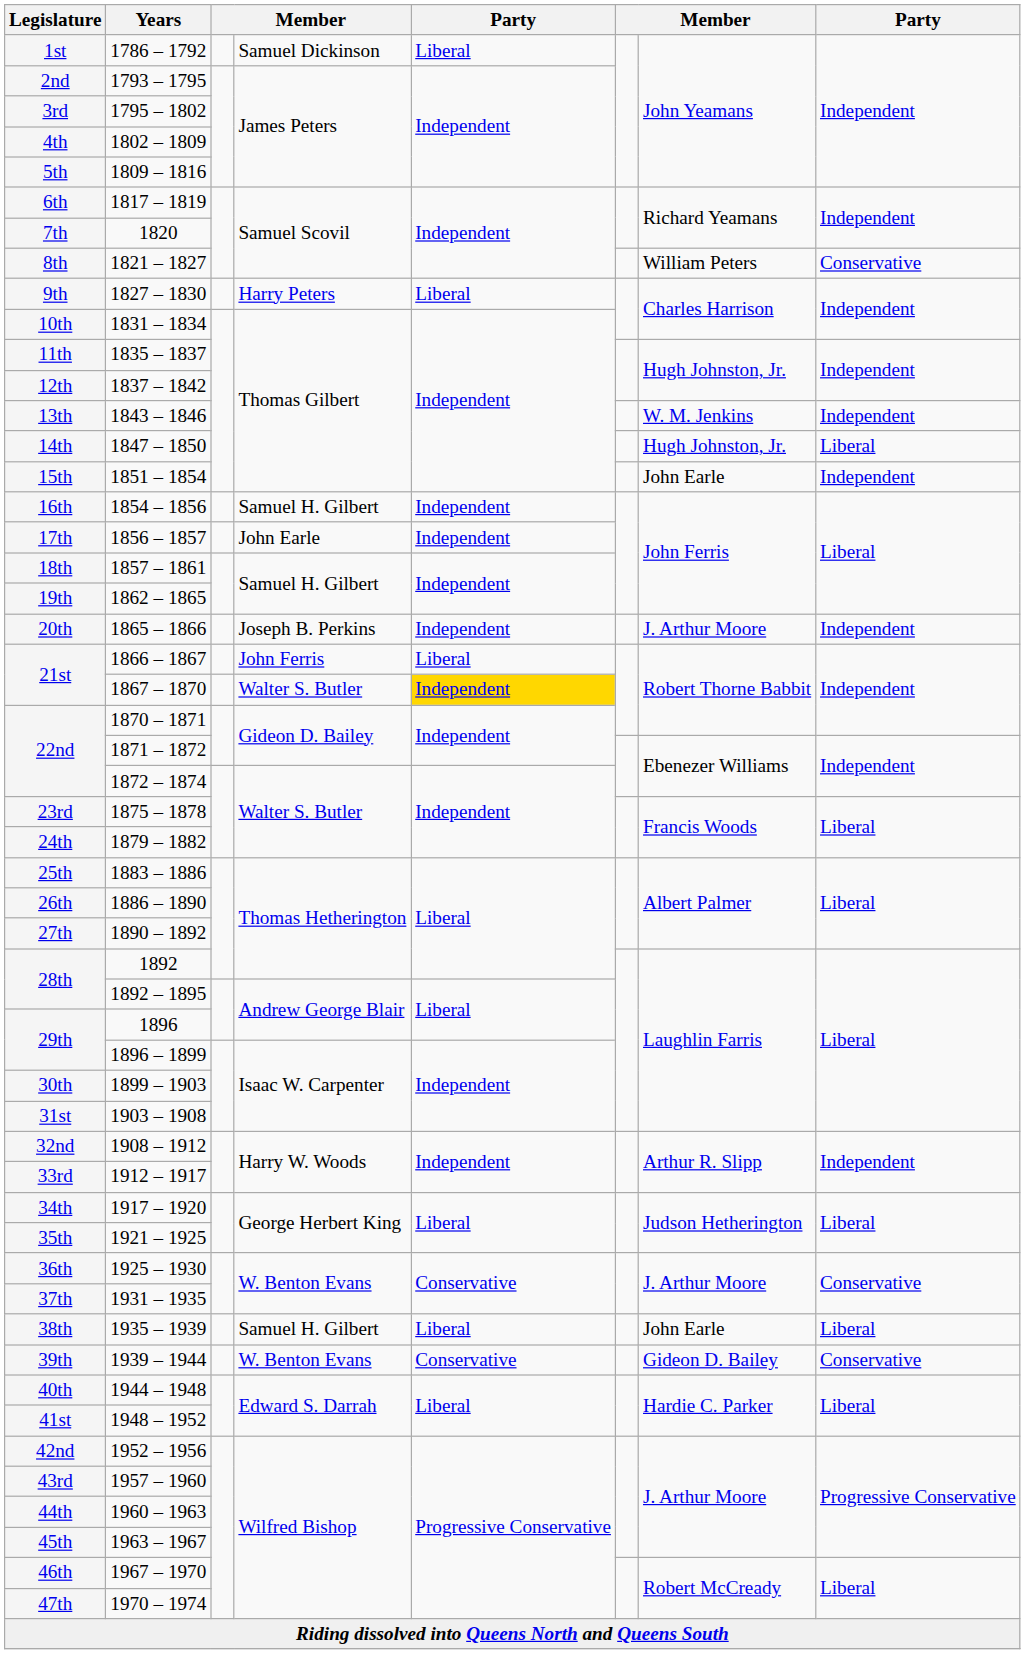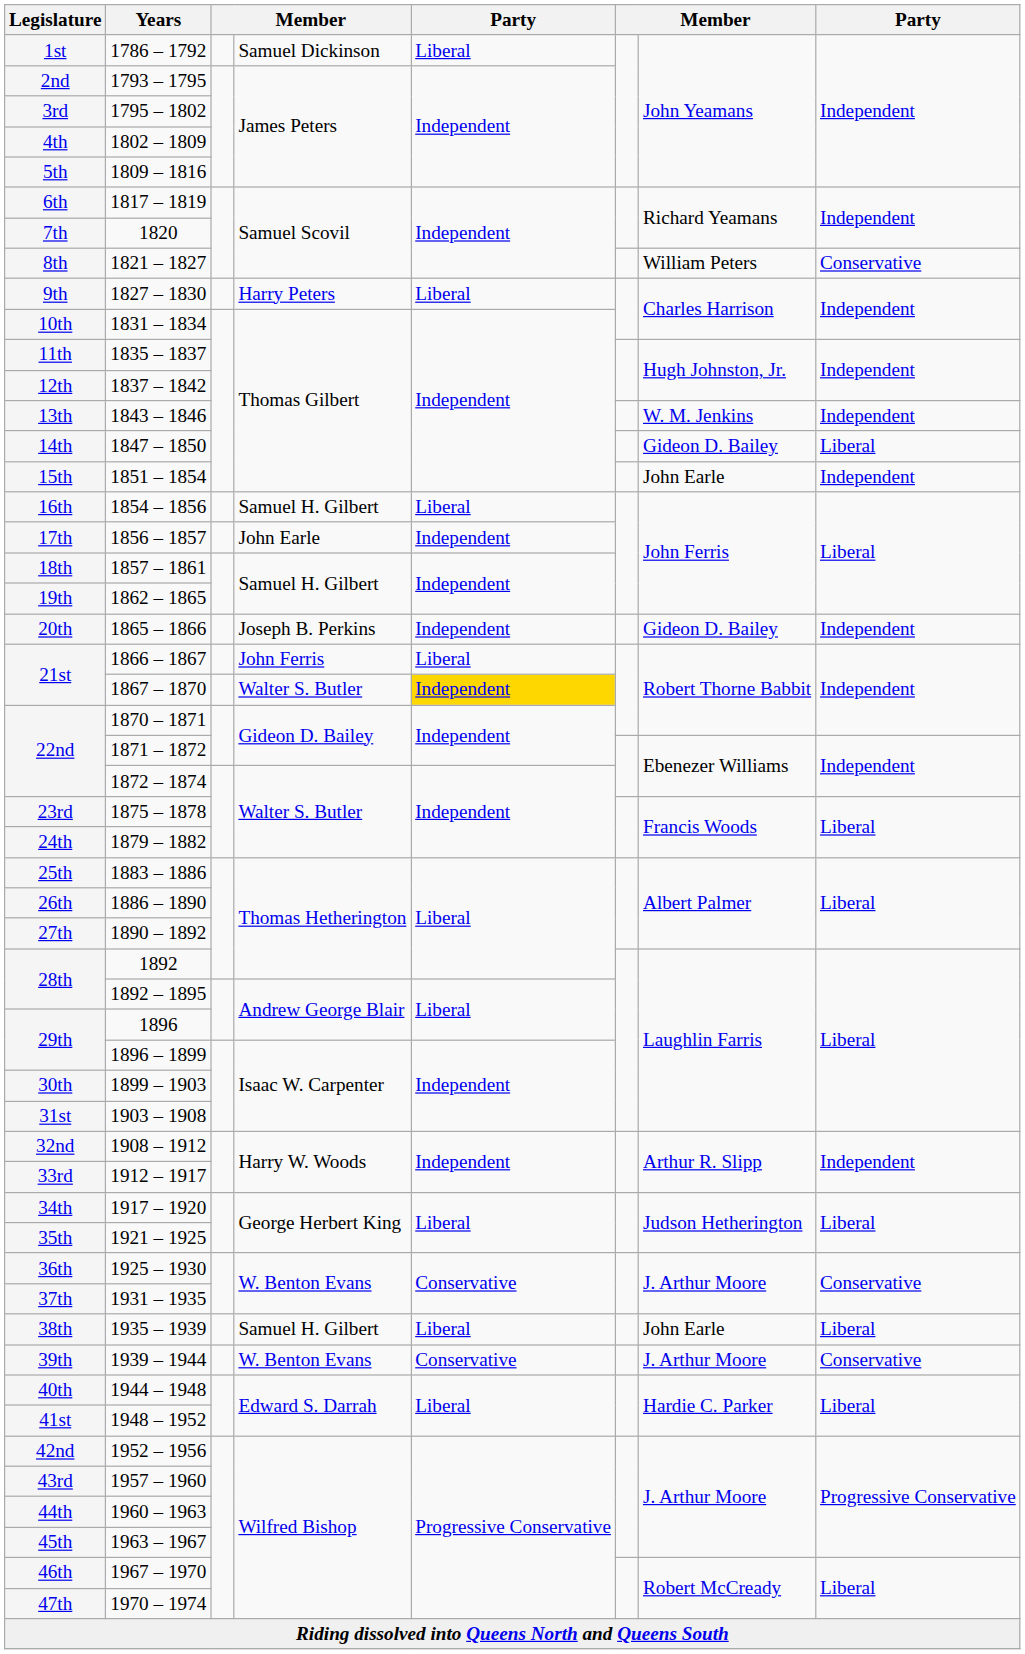(714, 446) Hugh Johnston, Jr. -> (710, 446) Gideon D. Bailey
(463, 506) Independent -> (443, 506) Liberal
(705, 628) J. Arthur Moore -> (710, 628) Gideon D. Bailey
(710, 1359) Gideon D. Bailey -> (705, 1359) J. Arthur Moore
